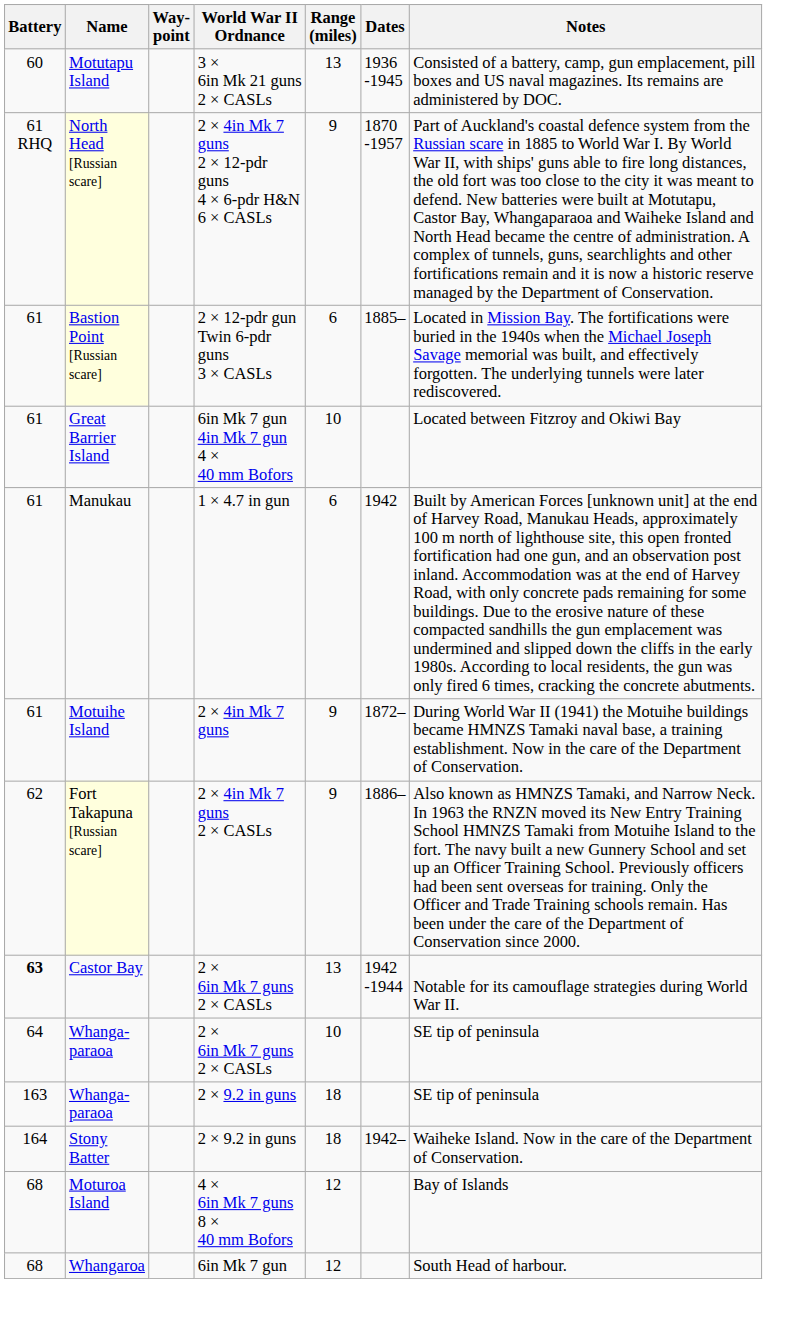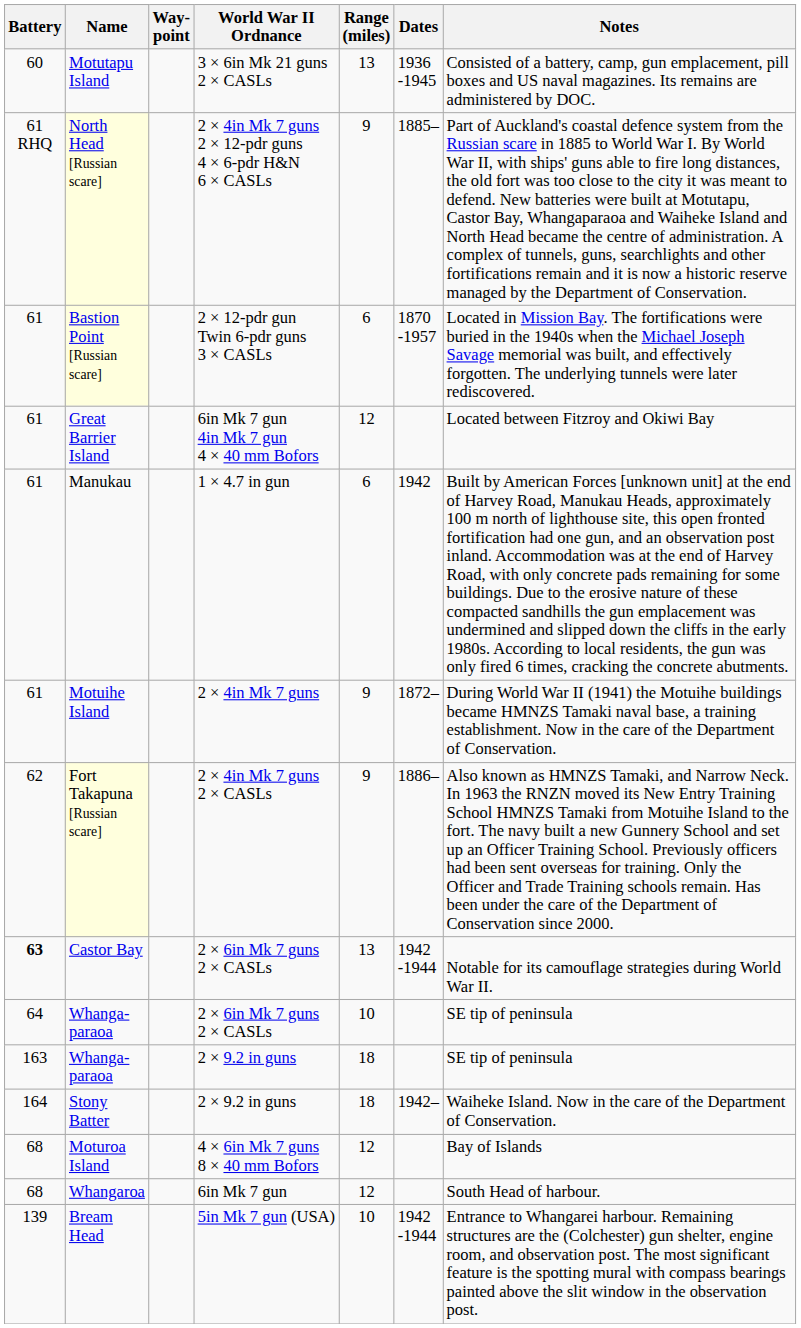(384, 134) 1870 -1957 -> (418, 125) 1885–
(385, 318) 1885– -> (417, 327) 1870 -1957
(333, 418) 10 -> (366, 418) 12
+ row: (91, 1227)
